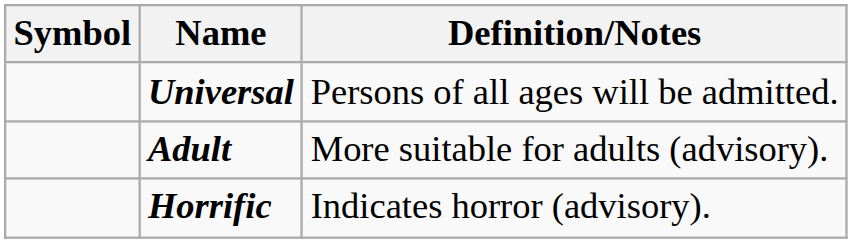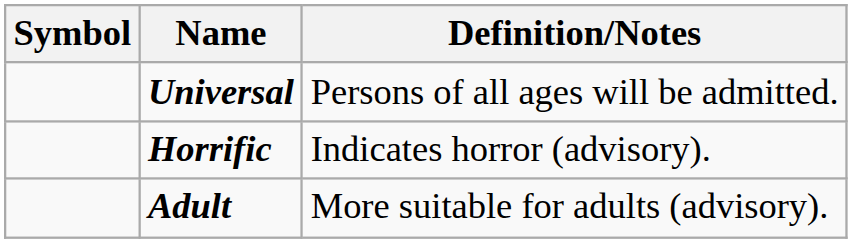rows swapped: (190, 149) <-> (210, 206)
